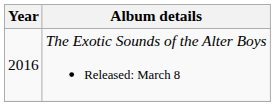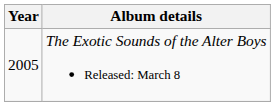(23, 65) 2016 -> (23, 65) 2005
